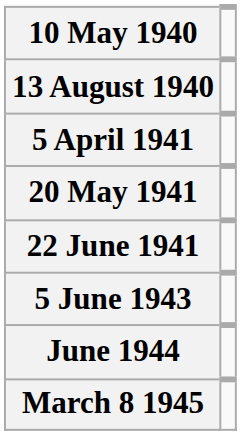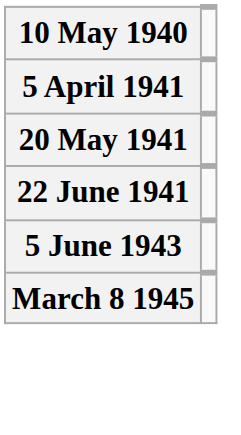- row: (113, 86)
- row: (113, 351)
